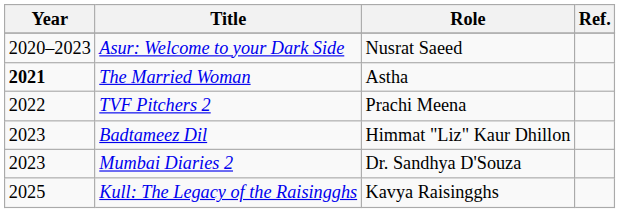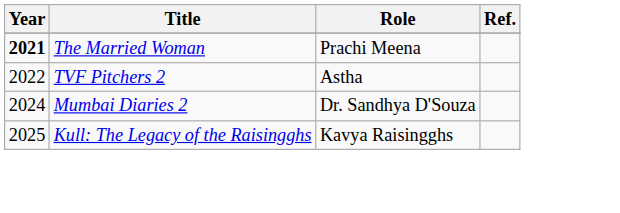- row: (222, 47)
(387, 76) Astha -> (370, 47) Prachi Meena
(416, 105) Prachi Meena -> (341, 76) Astha
- row: (153, 134)
(27, 163) 2023 -> (27, 105) 2024
